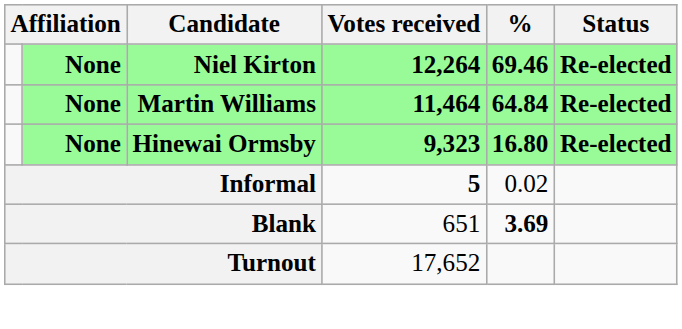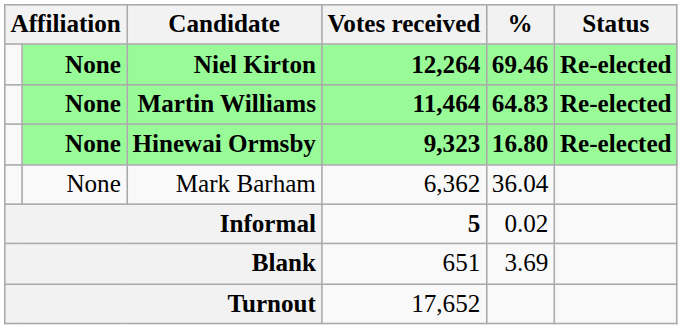(520, 104) 64.84 -> (520, 104) 64.83
+ row: (246, 183)
(526, 223) bold -> (526, 263) normal
